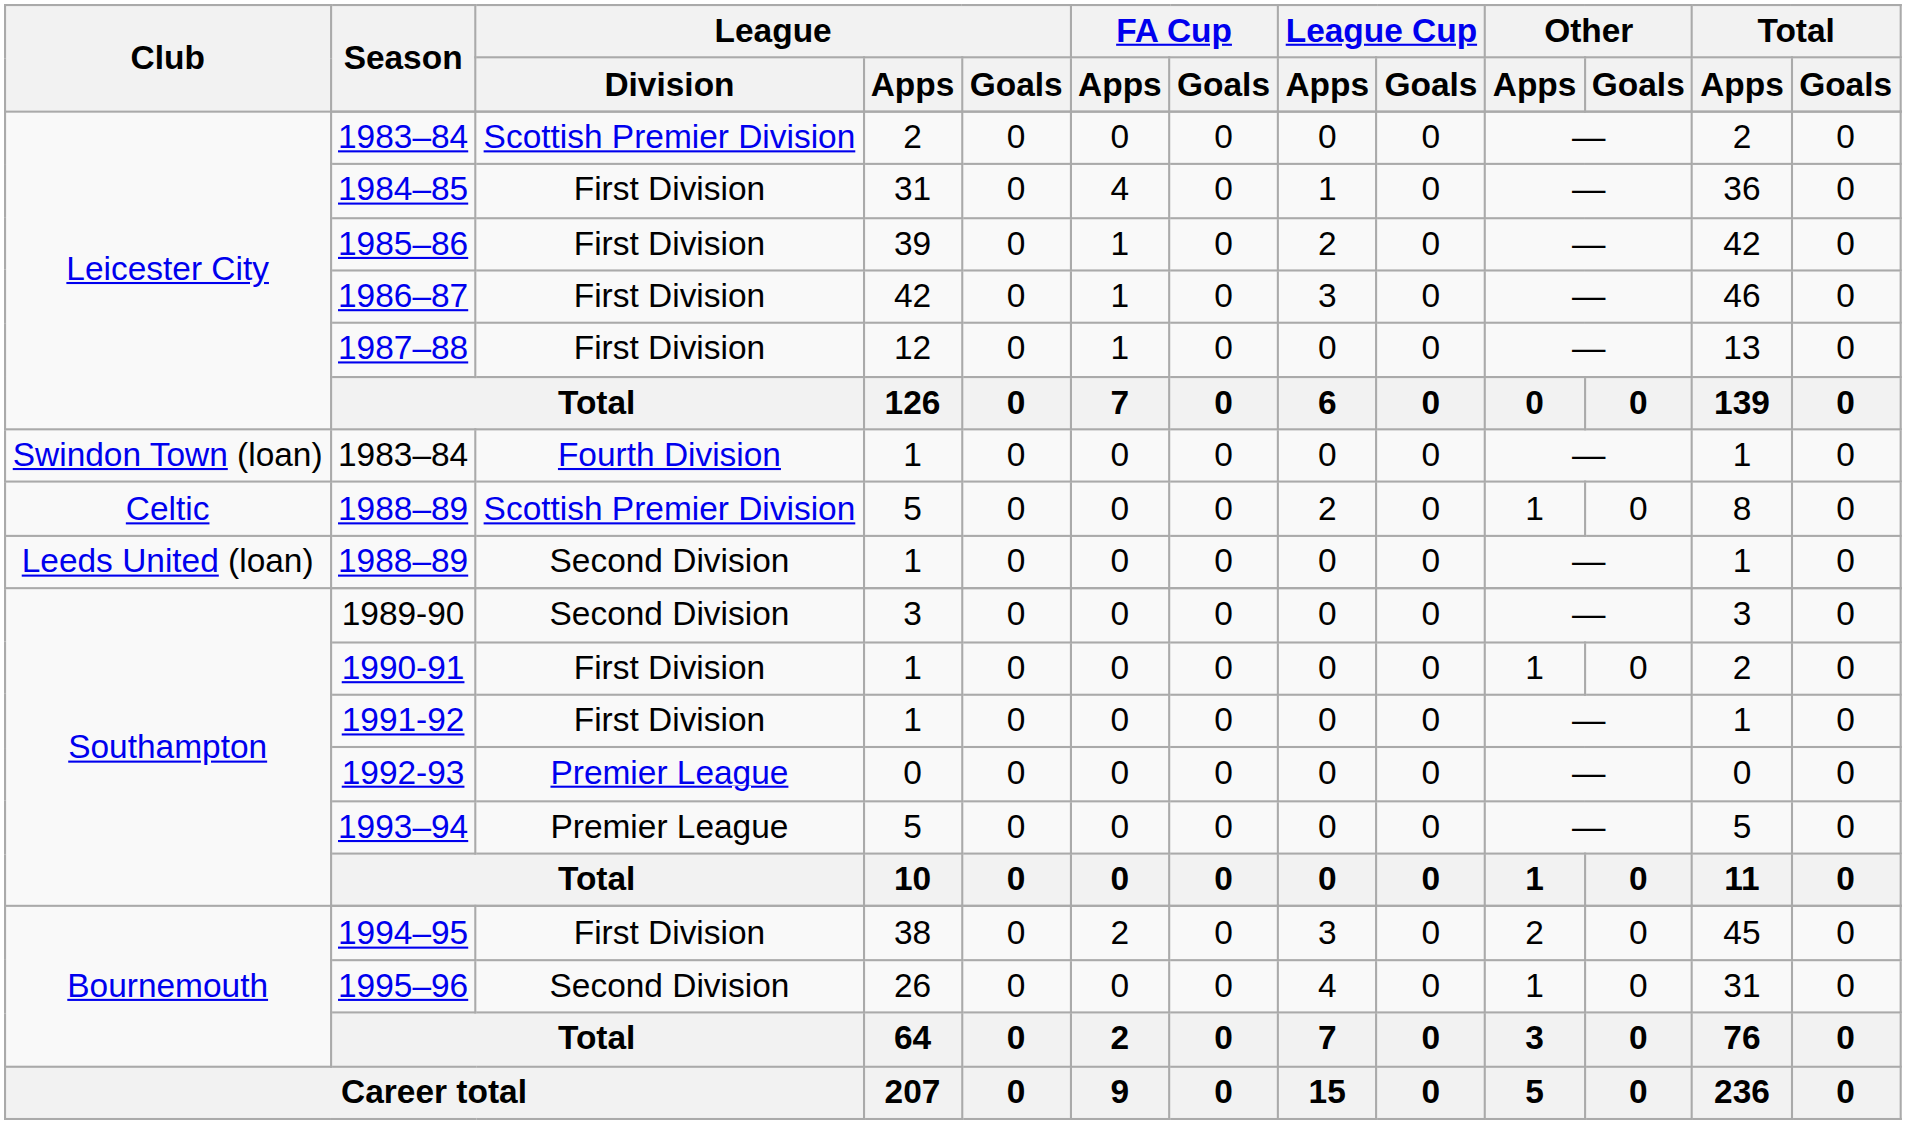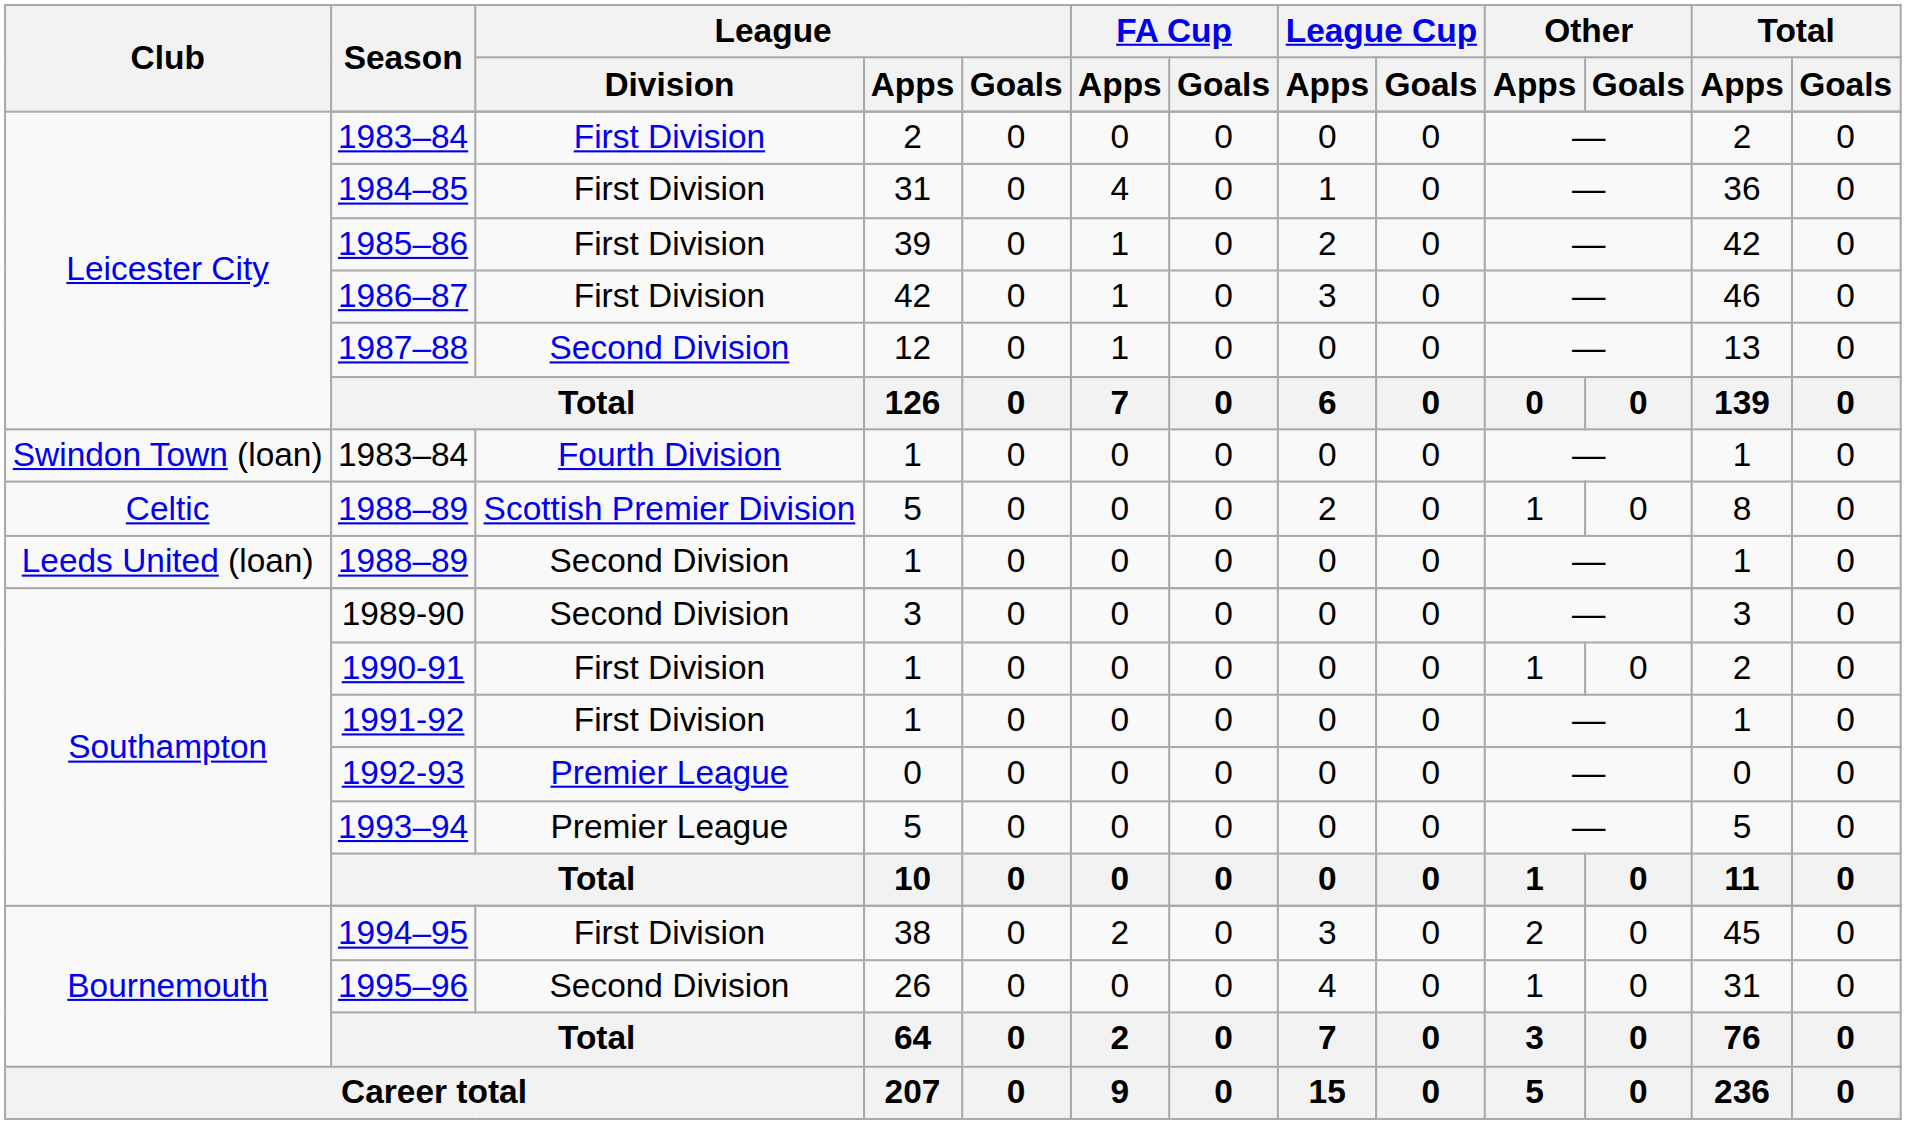(669, 137) Scottish Premier Division -> (669, 137) First Division
(669, 349) First Division -> (669, 349) Second Division
